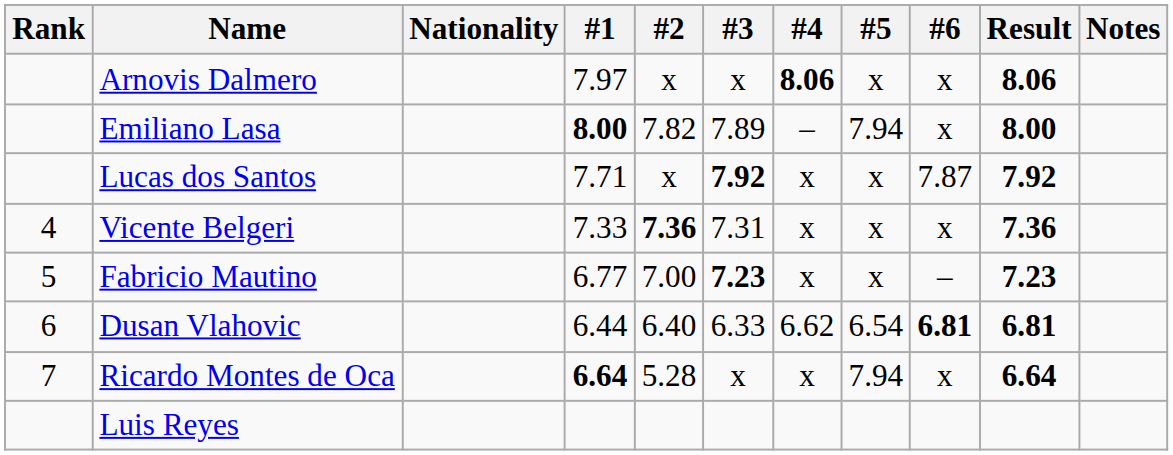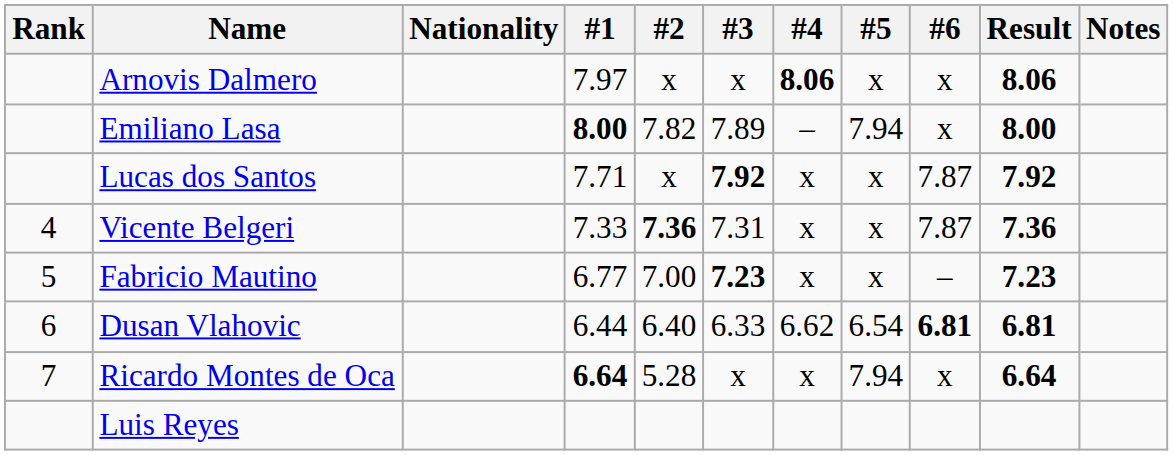(945, 227) x -> (945, 227) 7.87
